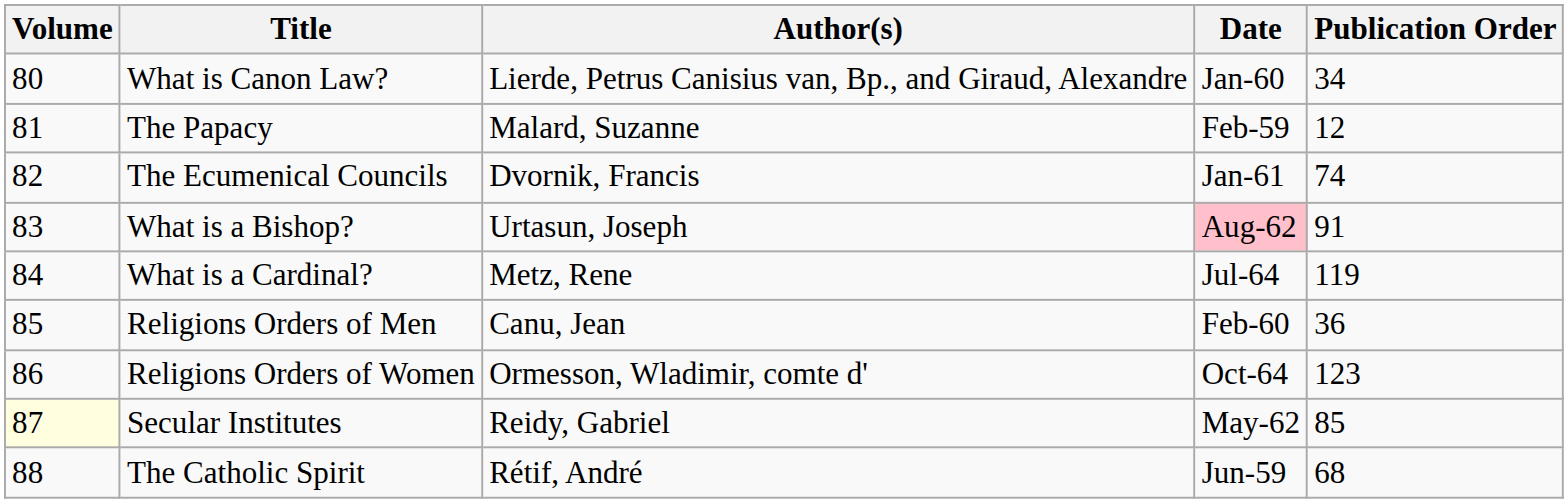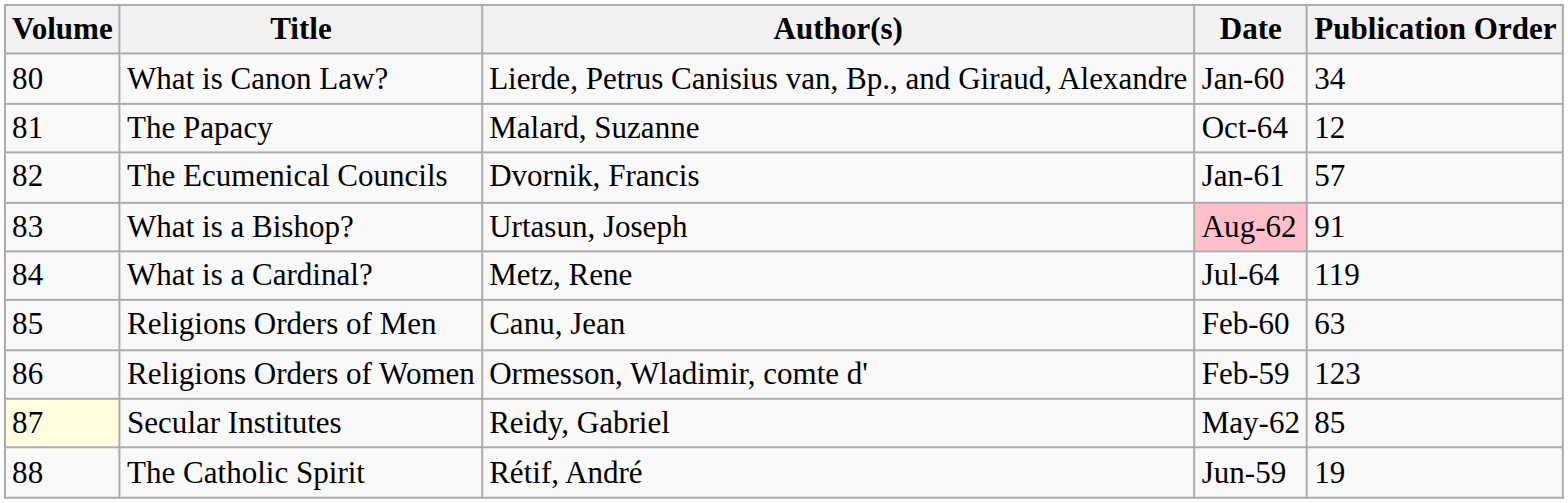(1246, 127) Feb-59 -> (1245, 127) Oct-64
(1330, 176) 74 -> (1330, 176) 57
(1330, 324) 36 -> (1330, 324) 63
(1245, 373) Oct-64 -> (1246, 373) Feb-59
(1330, 472) 68 -> (1330, 472) 19
